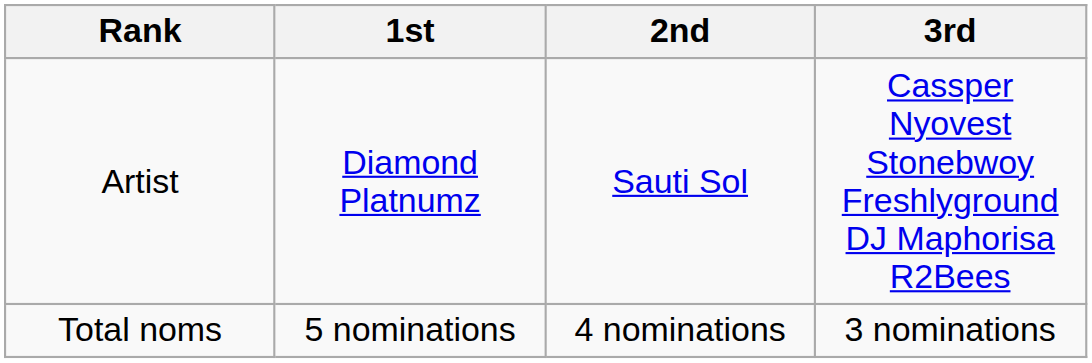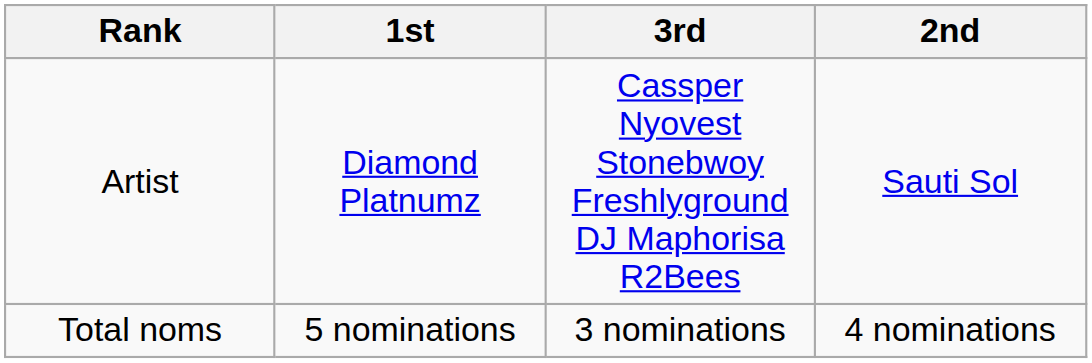columns swapped: (680, 31) <-> (950, 31)
